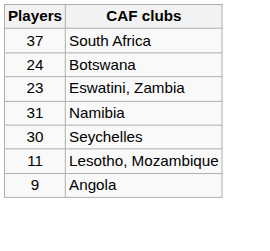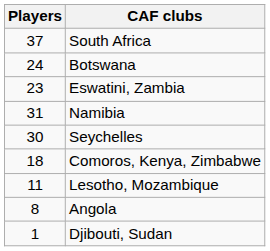+ row: (165, 161)
(35, 185) 9 -> (35, 209) 8
+ row: (121, 233)
